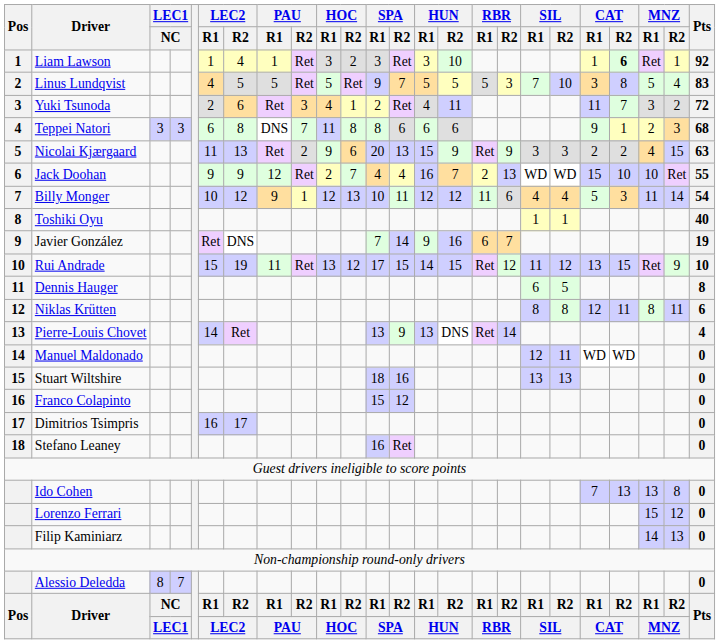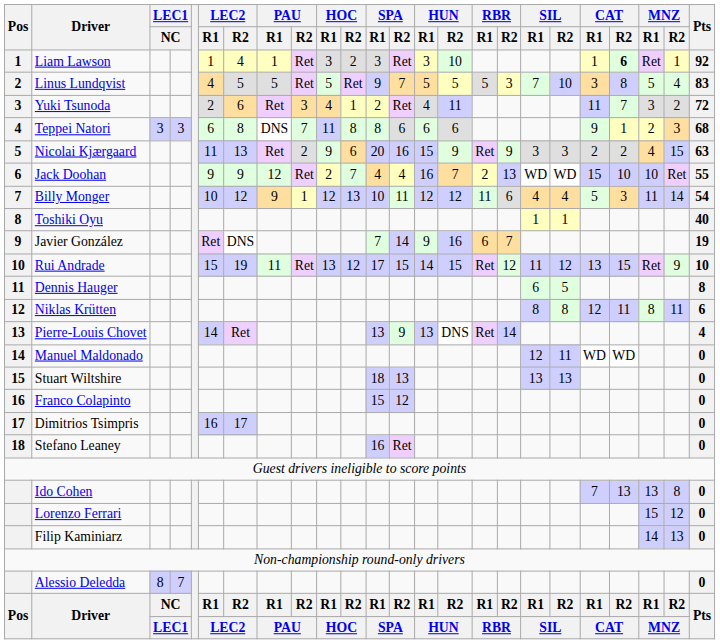(402, 151) 13 -> (402, 151) 16
(402, 378) 16 -> (402, 378) 13
